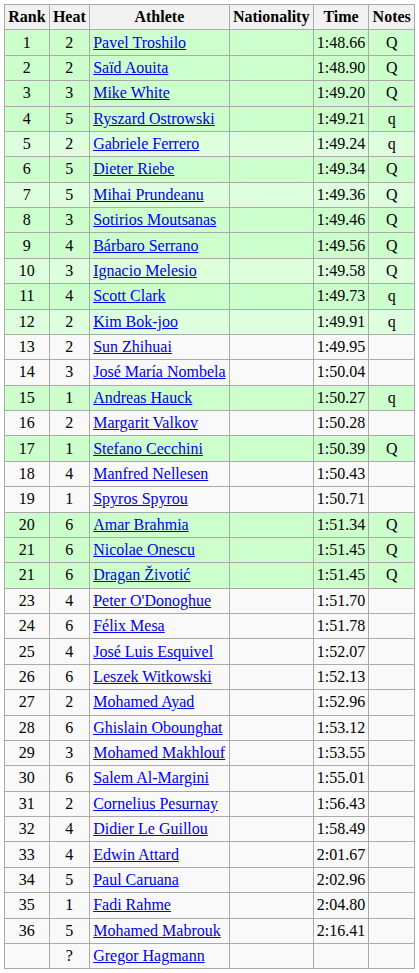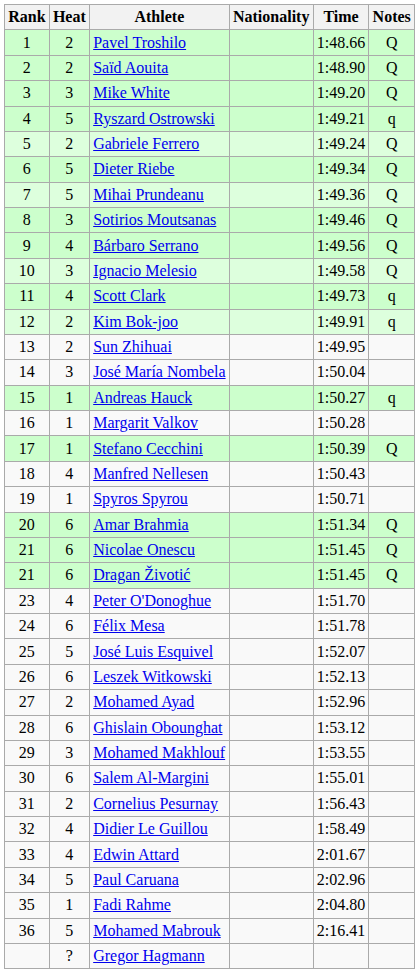(392, 144) q -> (392, 144) Q
(69, 423) 2 -> (69, 423) 1
(69, 651) 4 -> (69, 651) 5
